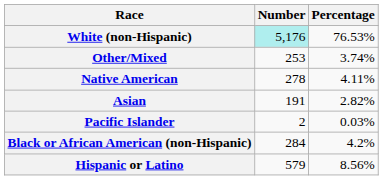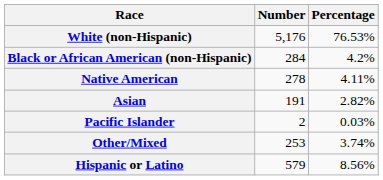(290, 36) paleturquoise background -> (290, 36) no background
rows swapped: (129, 143) <-> (129, 57)
